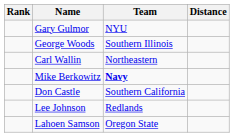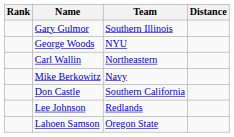(116, 28) NYU -> (139, 28) Southern Illinois
(139, 44) Southern Illinois -> (116, 44) NYU
(116, 76) bold -> (116, 76) normal
